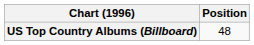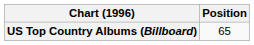(225, 31) 48 -> (225, 31) 65
